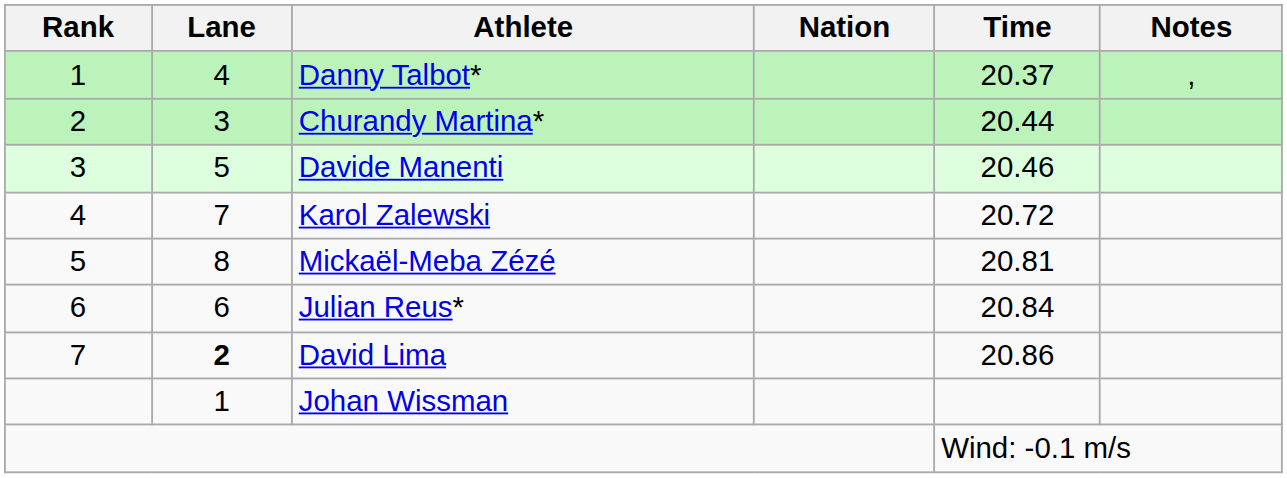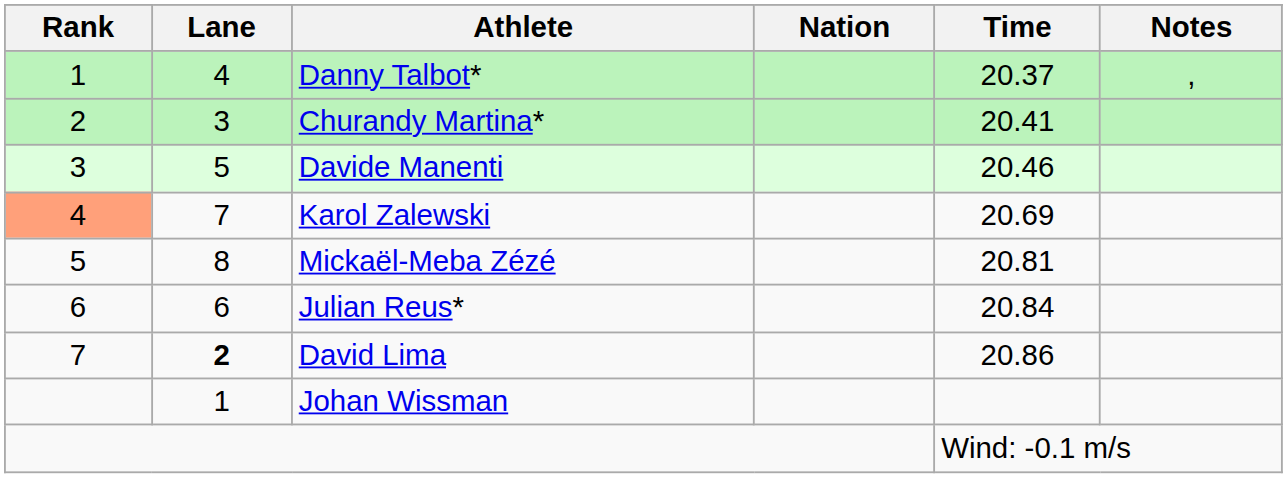(1017, 121) 20.44 -> (1017, 121) 20.41
(78, 214) no background -> (78, 214) lightsalmon background
(1017, 214) 20.72 -> (1017, 214) 20.69
